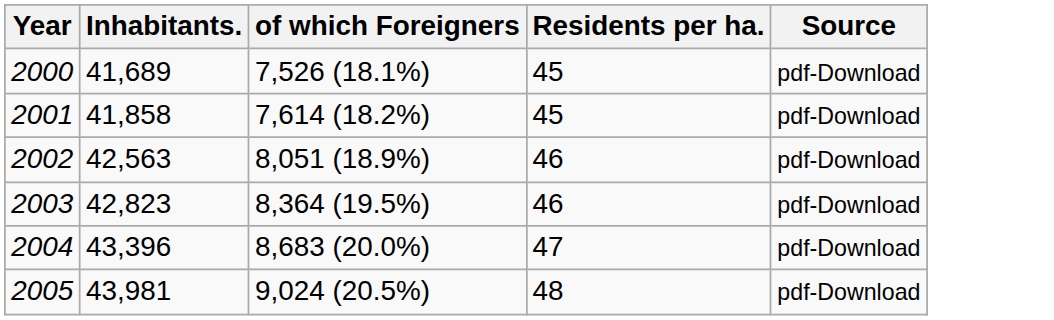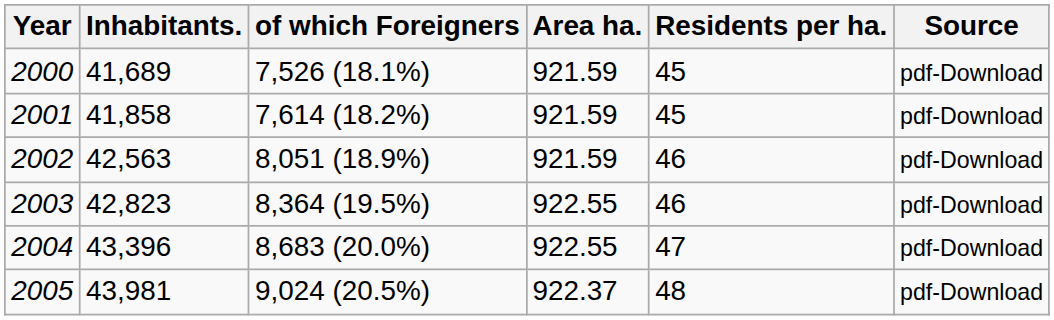+ column: (587, 26)
